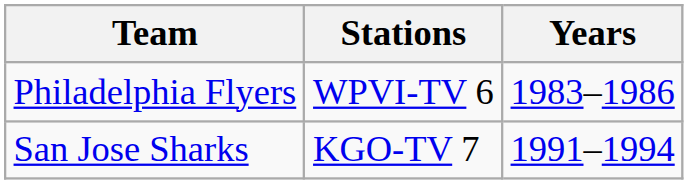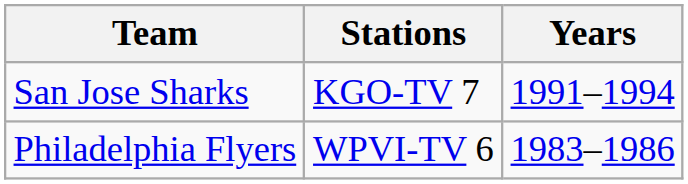rows swapped: (155, 91) <-> (131, 149)
